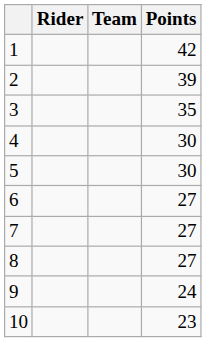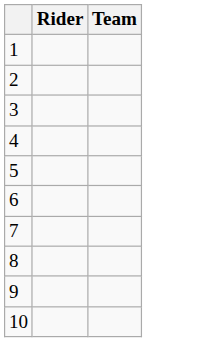- column: (171, 19)
